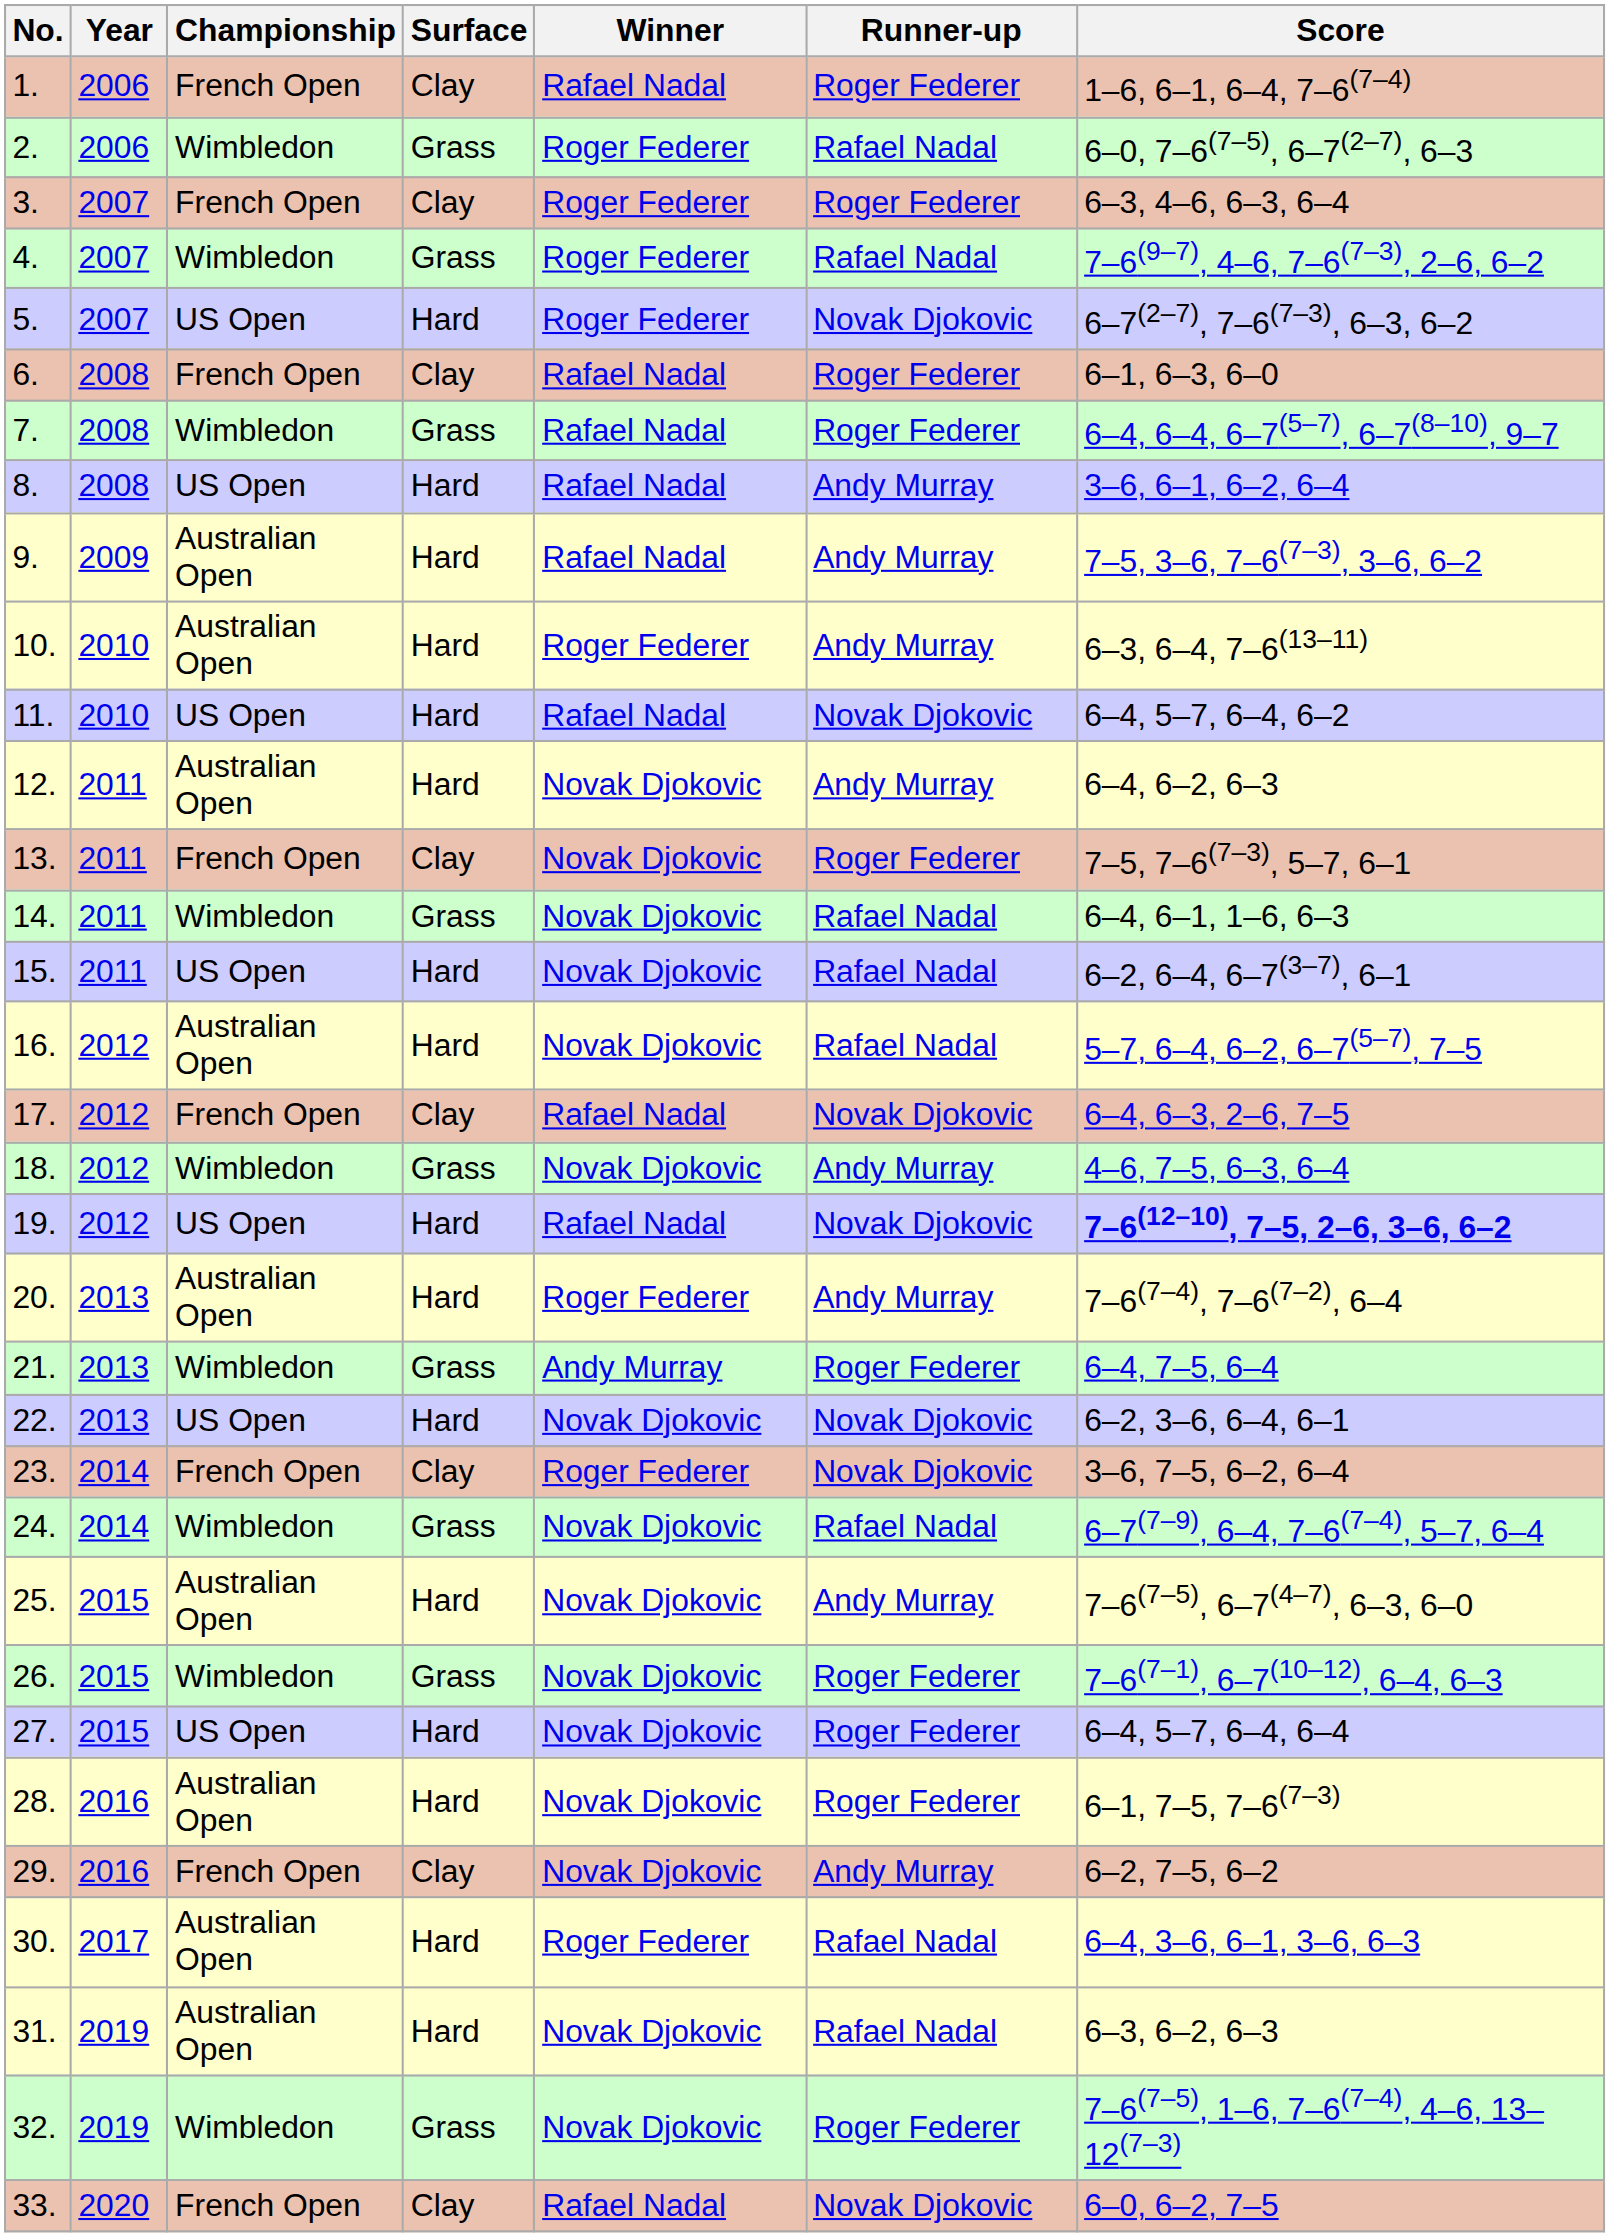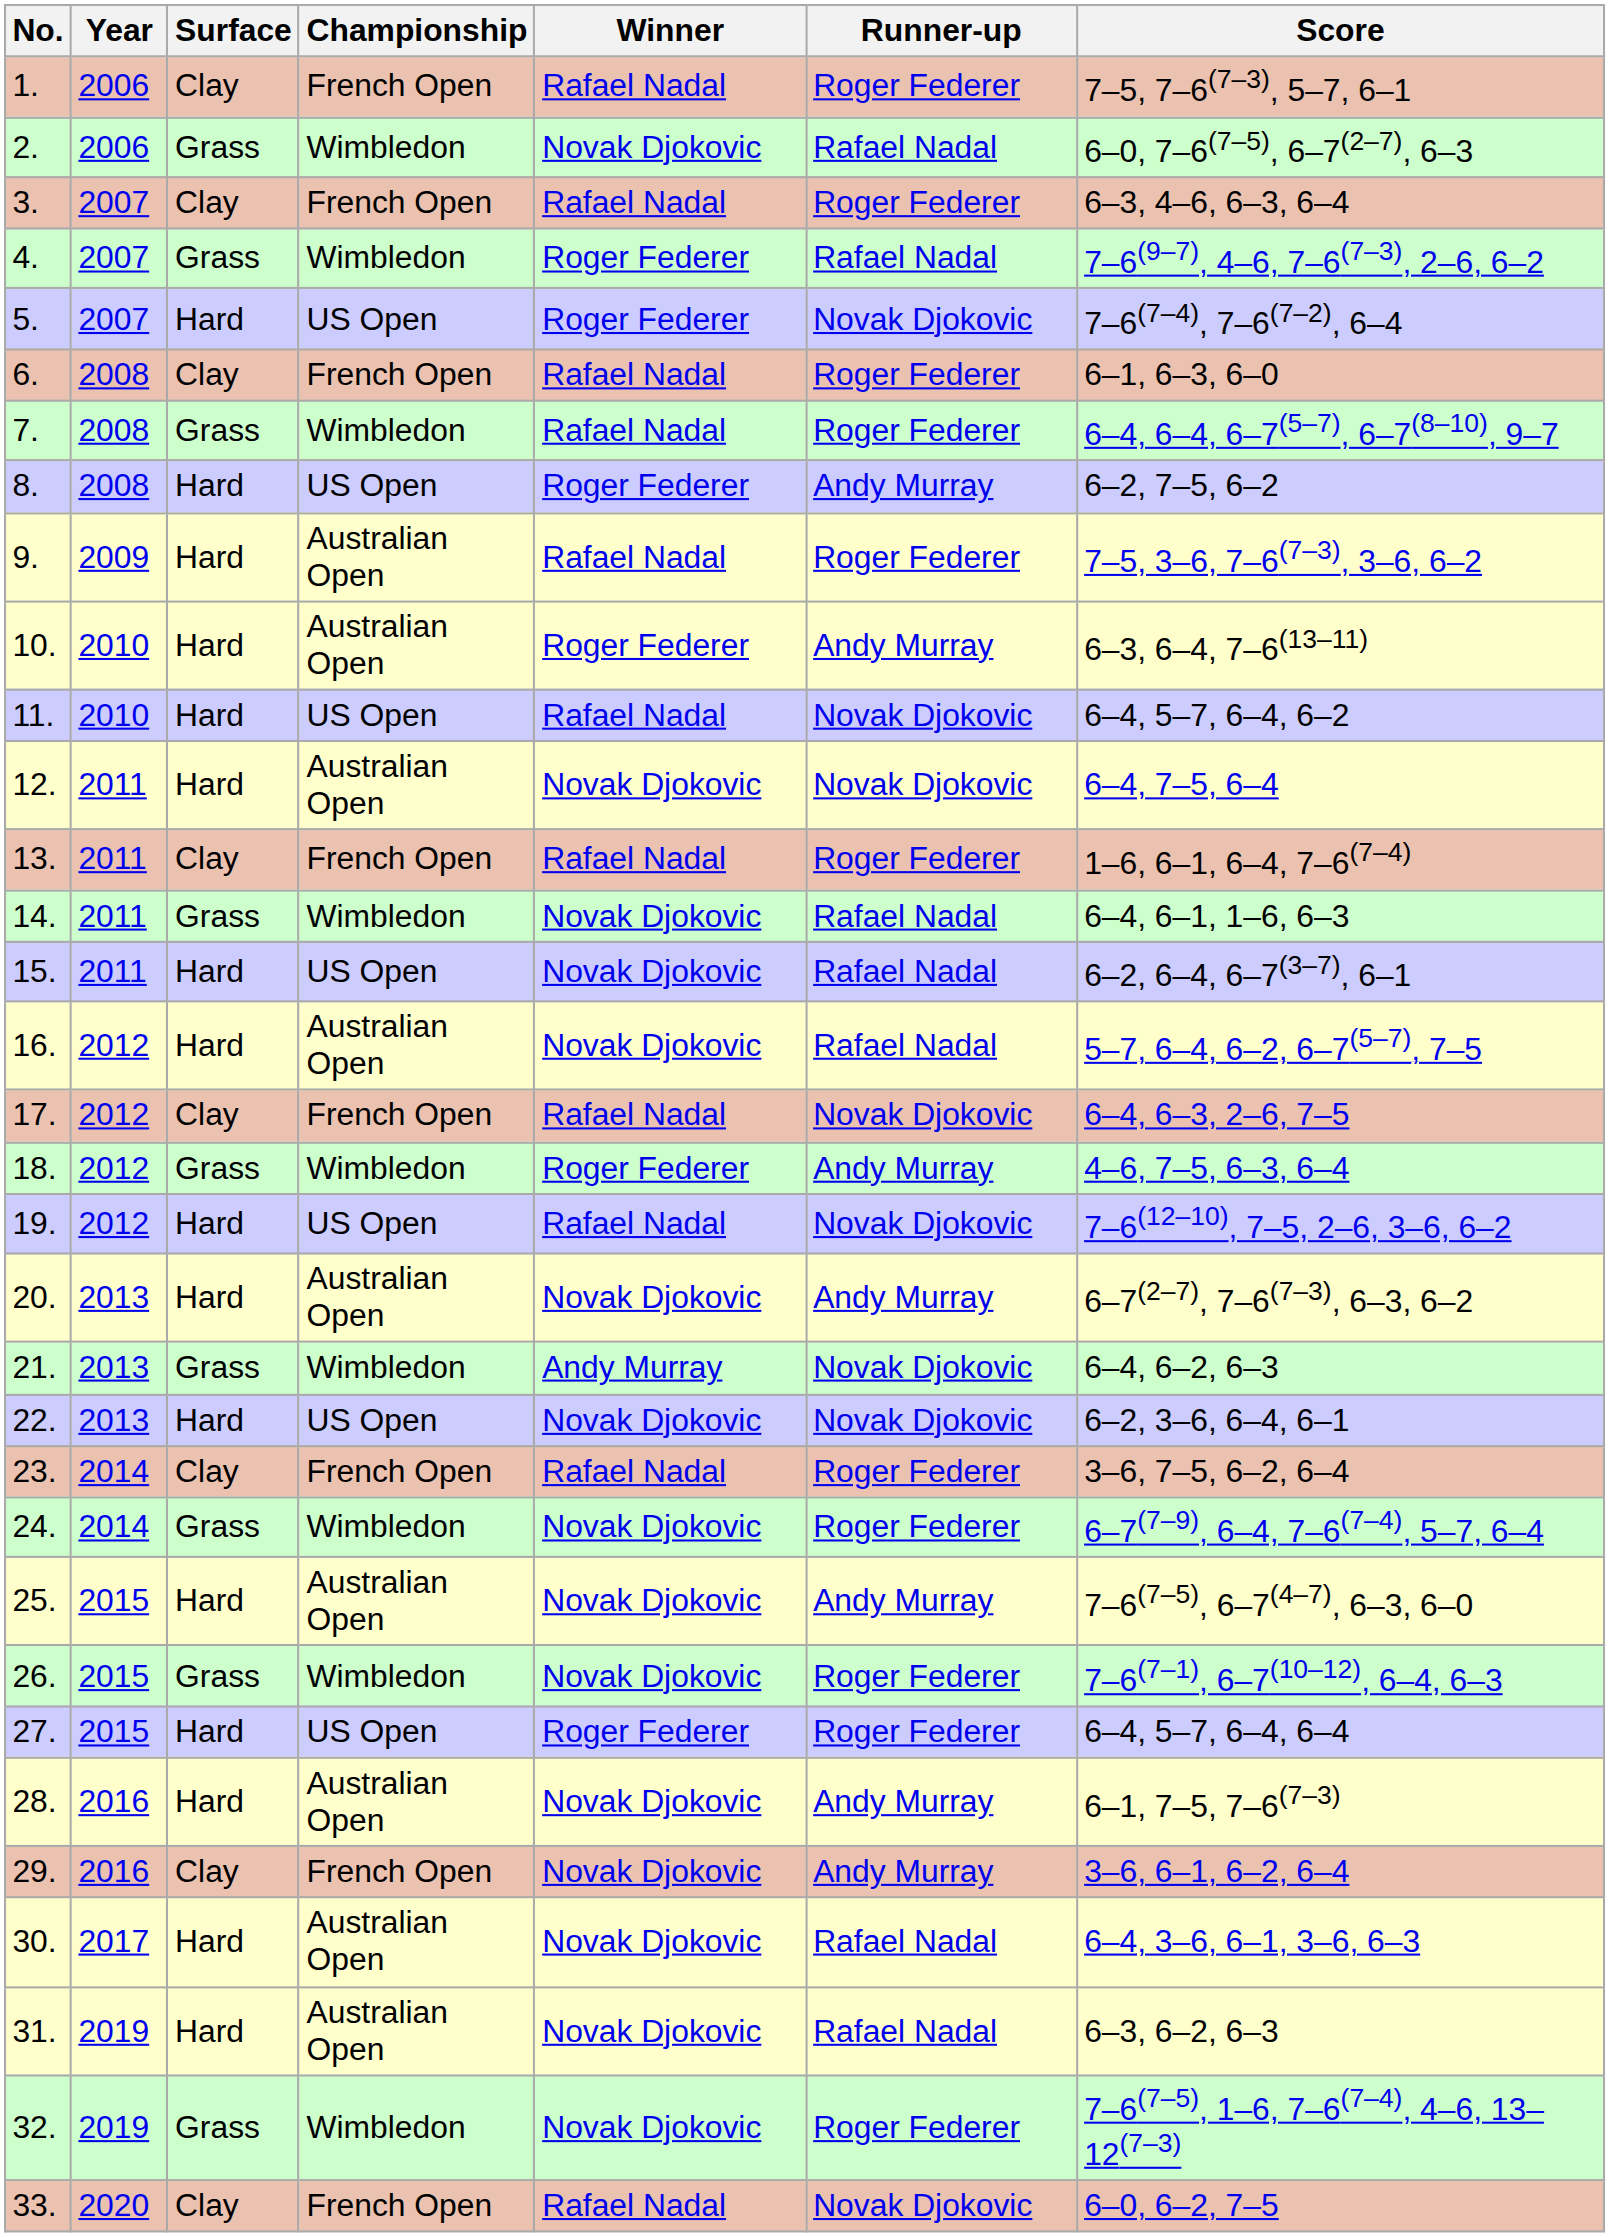columns swapped: (286, 29) <-> (469, 29)
(1248, 85) 1–6, 6–1, 6–4, 7–6(7–4) -> (1248, 85) 7–5, 7–6(7–3), 5–7, 6–1
(646, 145) Roger Federer -> (652, 145) Novak Djokovic
(646, 201) Roger Federer -> (634, 201) Rafael Nadal
(1279, 317) 6–7(2–7), 7–6(7–3), 6–3, 6–2 -> (1243, 317) 7–6(7–4), 7–6(7–2), 6–4
(634, 485) Rafael Nadal -> (646, 485) Roger Federer
(1217, 485) 3–6, 6–1, 6–2, 6–4 -> (1181, 485) 6–2, 7–5, 6–2
(903, 555) Andy Murray -> (917, 555) Roger Federer
(903, 784) Andy Murray -> (923, 784) Novak Djokovic
(1181, 784) 6–4, 6–2, 6–3 -> (1181, 784) 6–4, 7–5, 6–4
(652, 858) Novak Djokovic -> (634, 858) Rafael Nadal
(1248, 858) 7–5, 7–6(7–3), 5–7, 6–1 -> (1248, 858) 1–6, 6–1, 6–4, 7–6(7–4)
(652, 1166) Novak Djokovic -> (646, 1166) Roger Federer
(1298, 1222) bold -> (1298, 1222) normal
(646, 1296) Roger Federer -> (652, 1296) Novak Djokovic
(1243, 1296) 7–6(7–4), 7–6(7–2), 6–4 -> (1279, 1296) 6–7(2–7), 7–6(7–3), 6–3, 6–2
(917, 1367) Roger Federer -> (923, 1367) Novak Djokovic
(1181, 1367) 6–4, 7–5, 6–4 -> (1181, 1367) 6–4, 6–2, 6–3
(646, 1470) Roger Federer -> (634, 1470) Rafael Nadal
(923, 1470) Novak Djokovic -> (917, 1470) Roger Federer
(905, 1526) Rafael Nadal -> (917, 1526) Roger Federer
(652, 1730) Novak Djokovic -> (646, 1730) Roger Federer
(917, 1800) Roger Federer -> (903, 1800) Andy Murray
(1181, 1871) 6–2, 7–5, 6–2 -> (1217, 1871) 3–6, 6–1, 6–2, 6–4
(646, 1941) Roger Federer -> (652, 1941) Novak Djokovic
